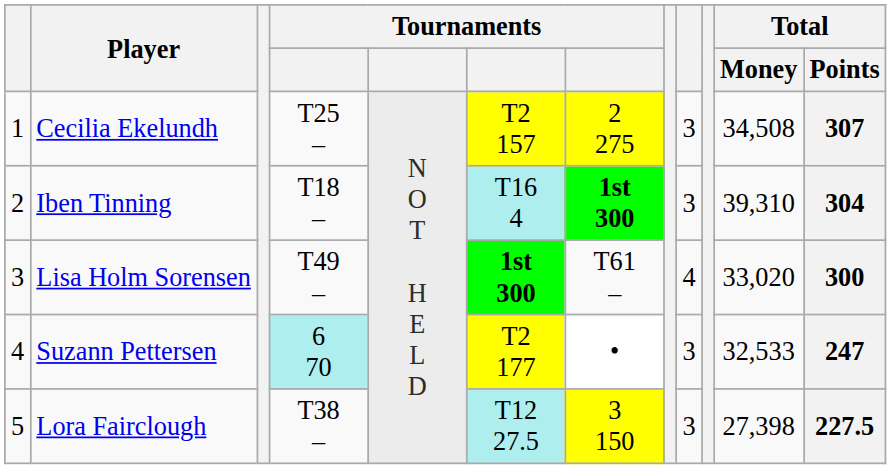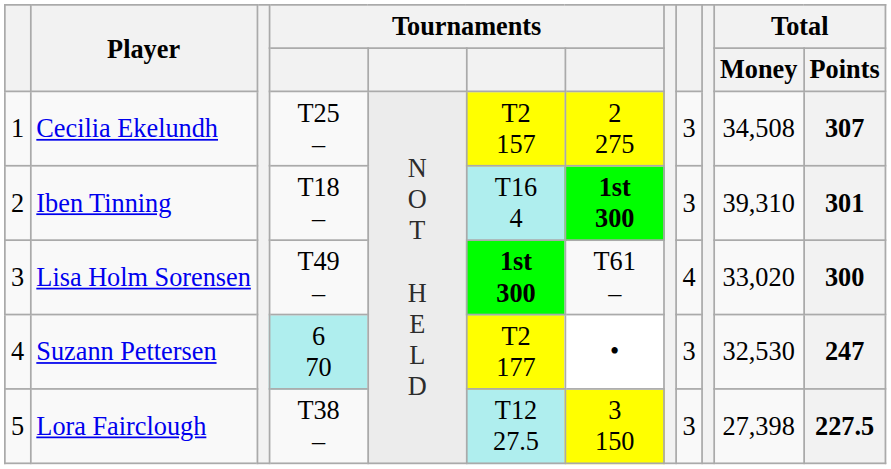(845, 203) 304 -> (845, 203) 301
(759, 352) 32,533 -> (759, 352) 32,530
